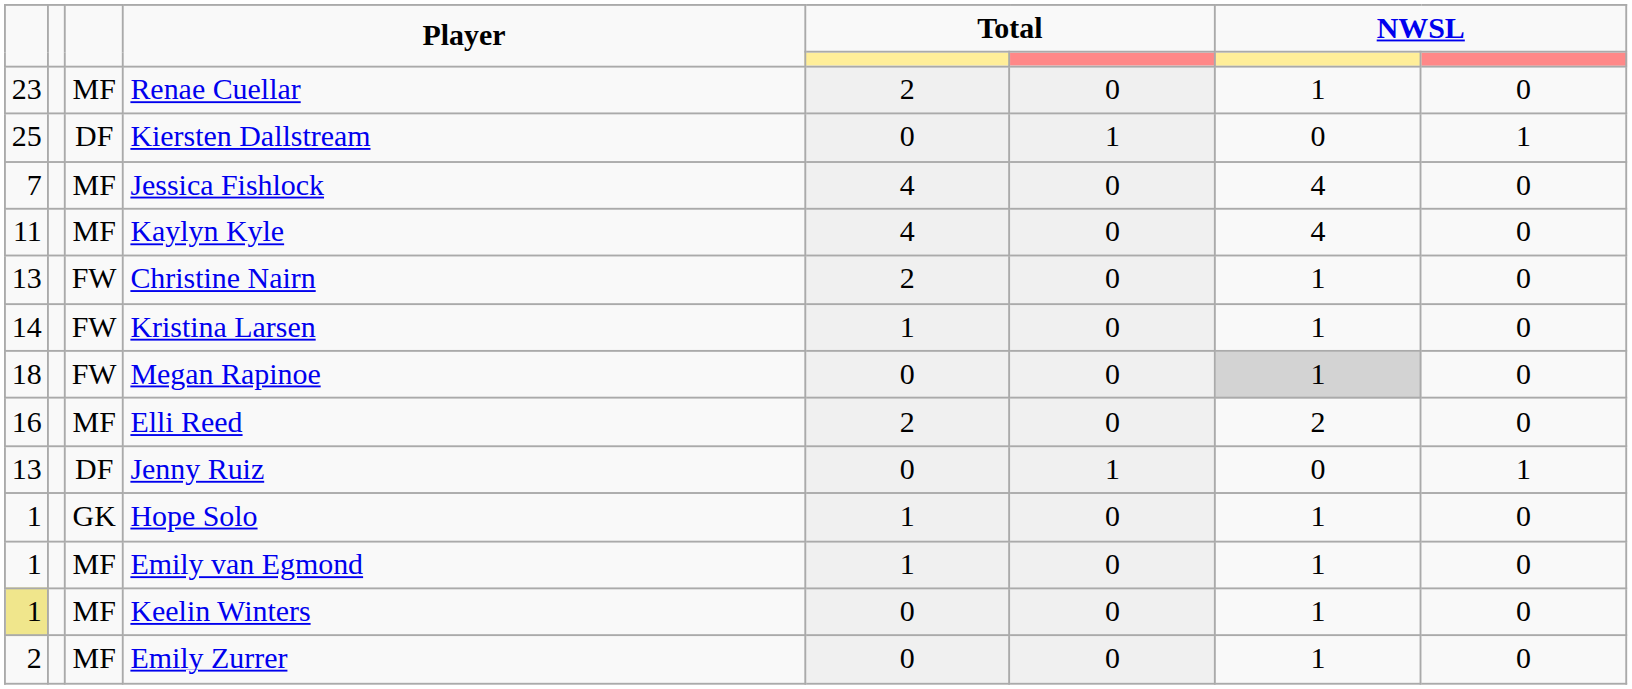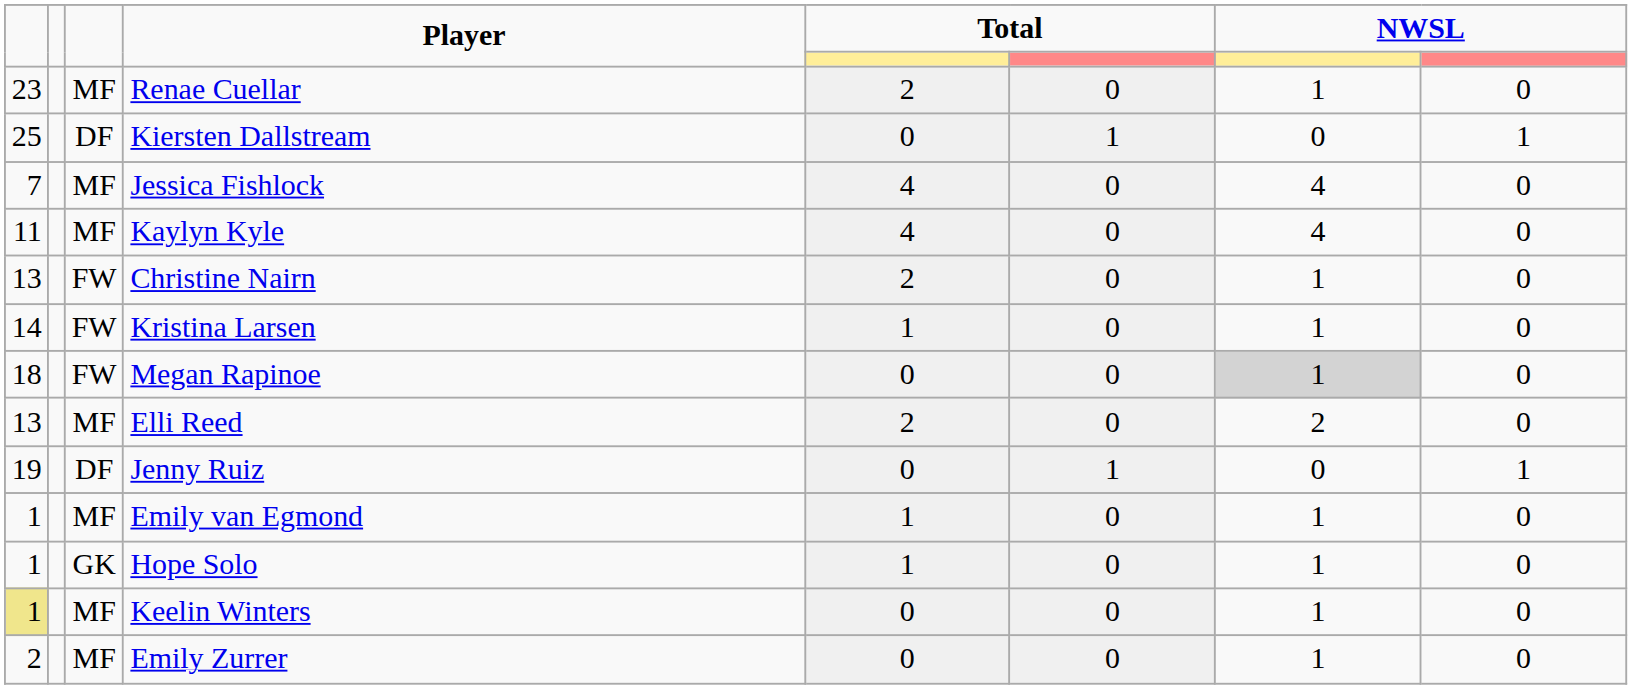(27, 421) 16 -> (27, 421) 13
(27, 469) 13 -> (27, 469) 19
rows swapped: (194, 516) <-> (247, 563)
